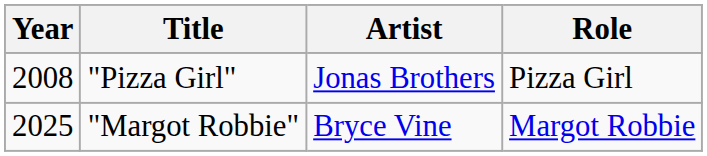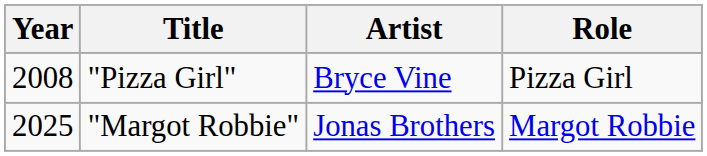(404, 77) Jonas Brothers -> (382, 77) Bryce Vine
(382, 126) Bryce Vine -> (404, 126) Jonas Brothers
